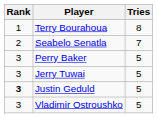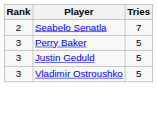- row: (71, 27)
- row: (60, 74)
(18, 89) bold -> (18, 58) normal
